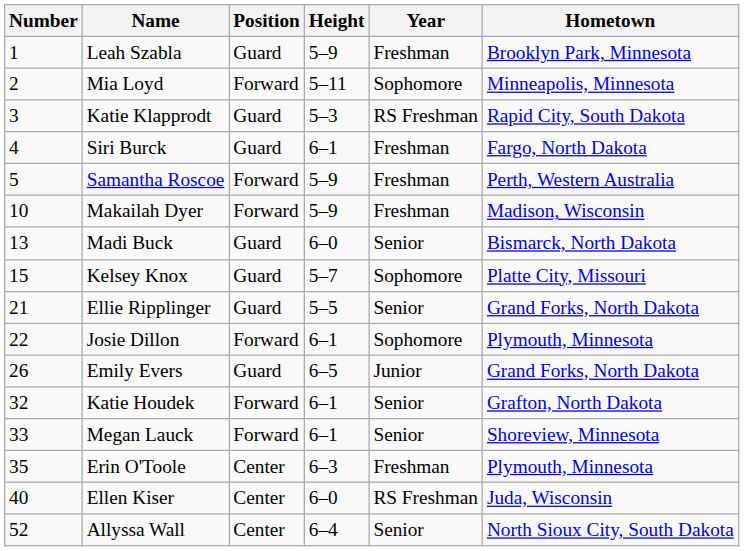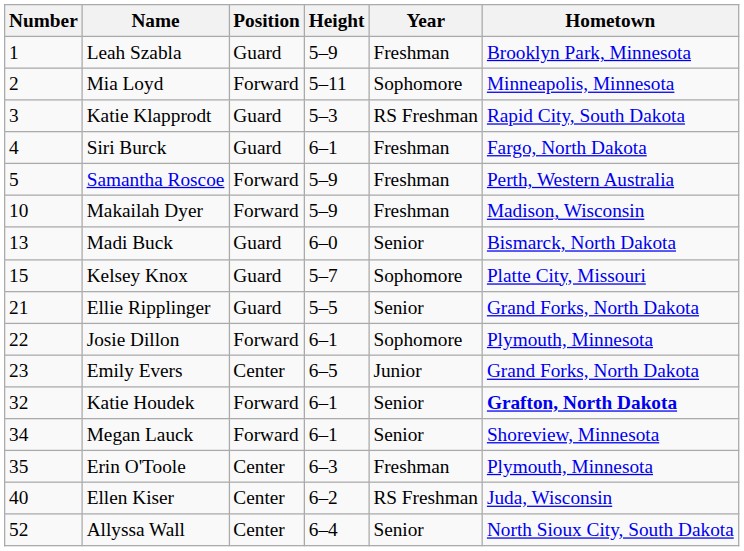(19, 370) 26 -> (19, 370) 23
(257, 370) Guard -> (259, 370) Center
(574, 402) normal -> (582, 402) bold
(19, 434) 33 -> (19, 434) 34
(323, 498) 6–0 -> (323, 498) 6–2
